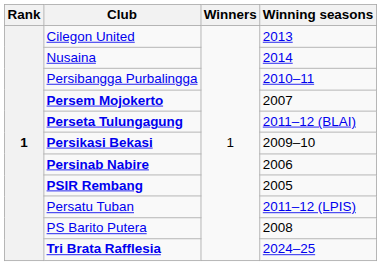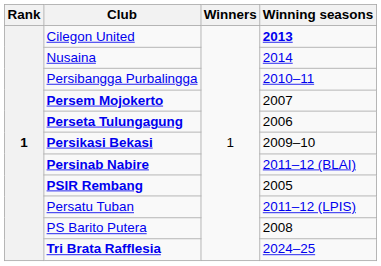(278, 36) normal -> (278, 36) bold
(309, 121) 2011–12 (BLAI) -> (278, 121) 2006
(278, 164) 2006 -> (309, 164) 2011–12 (BLAI)
